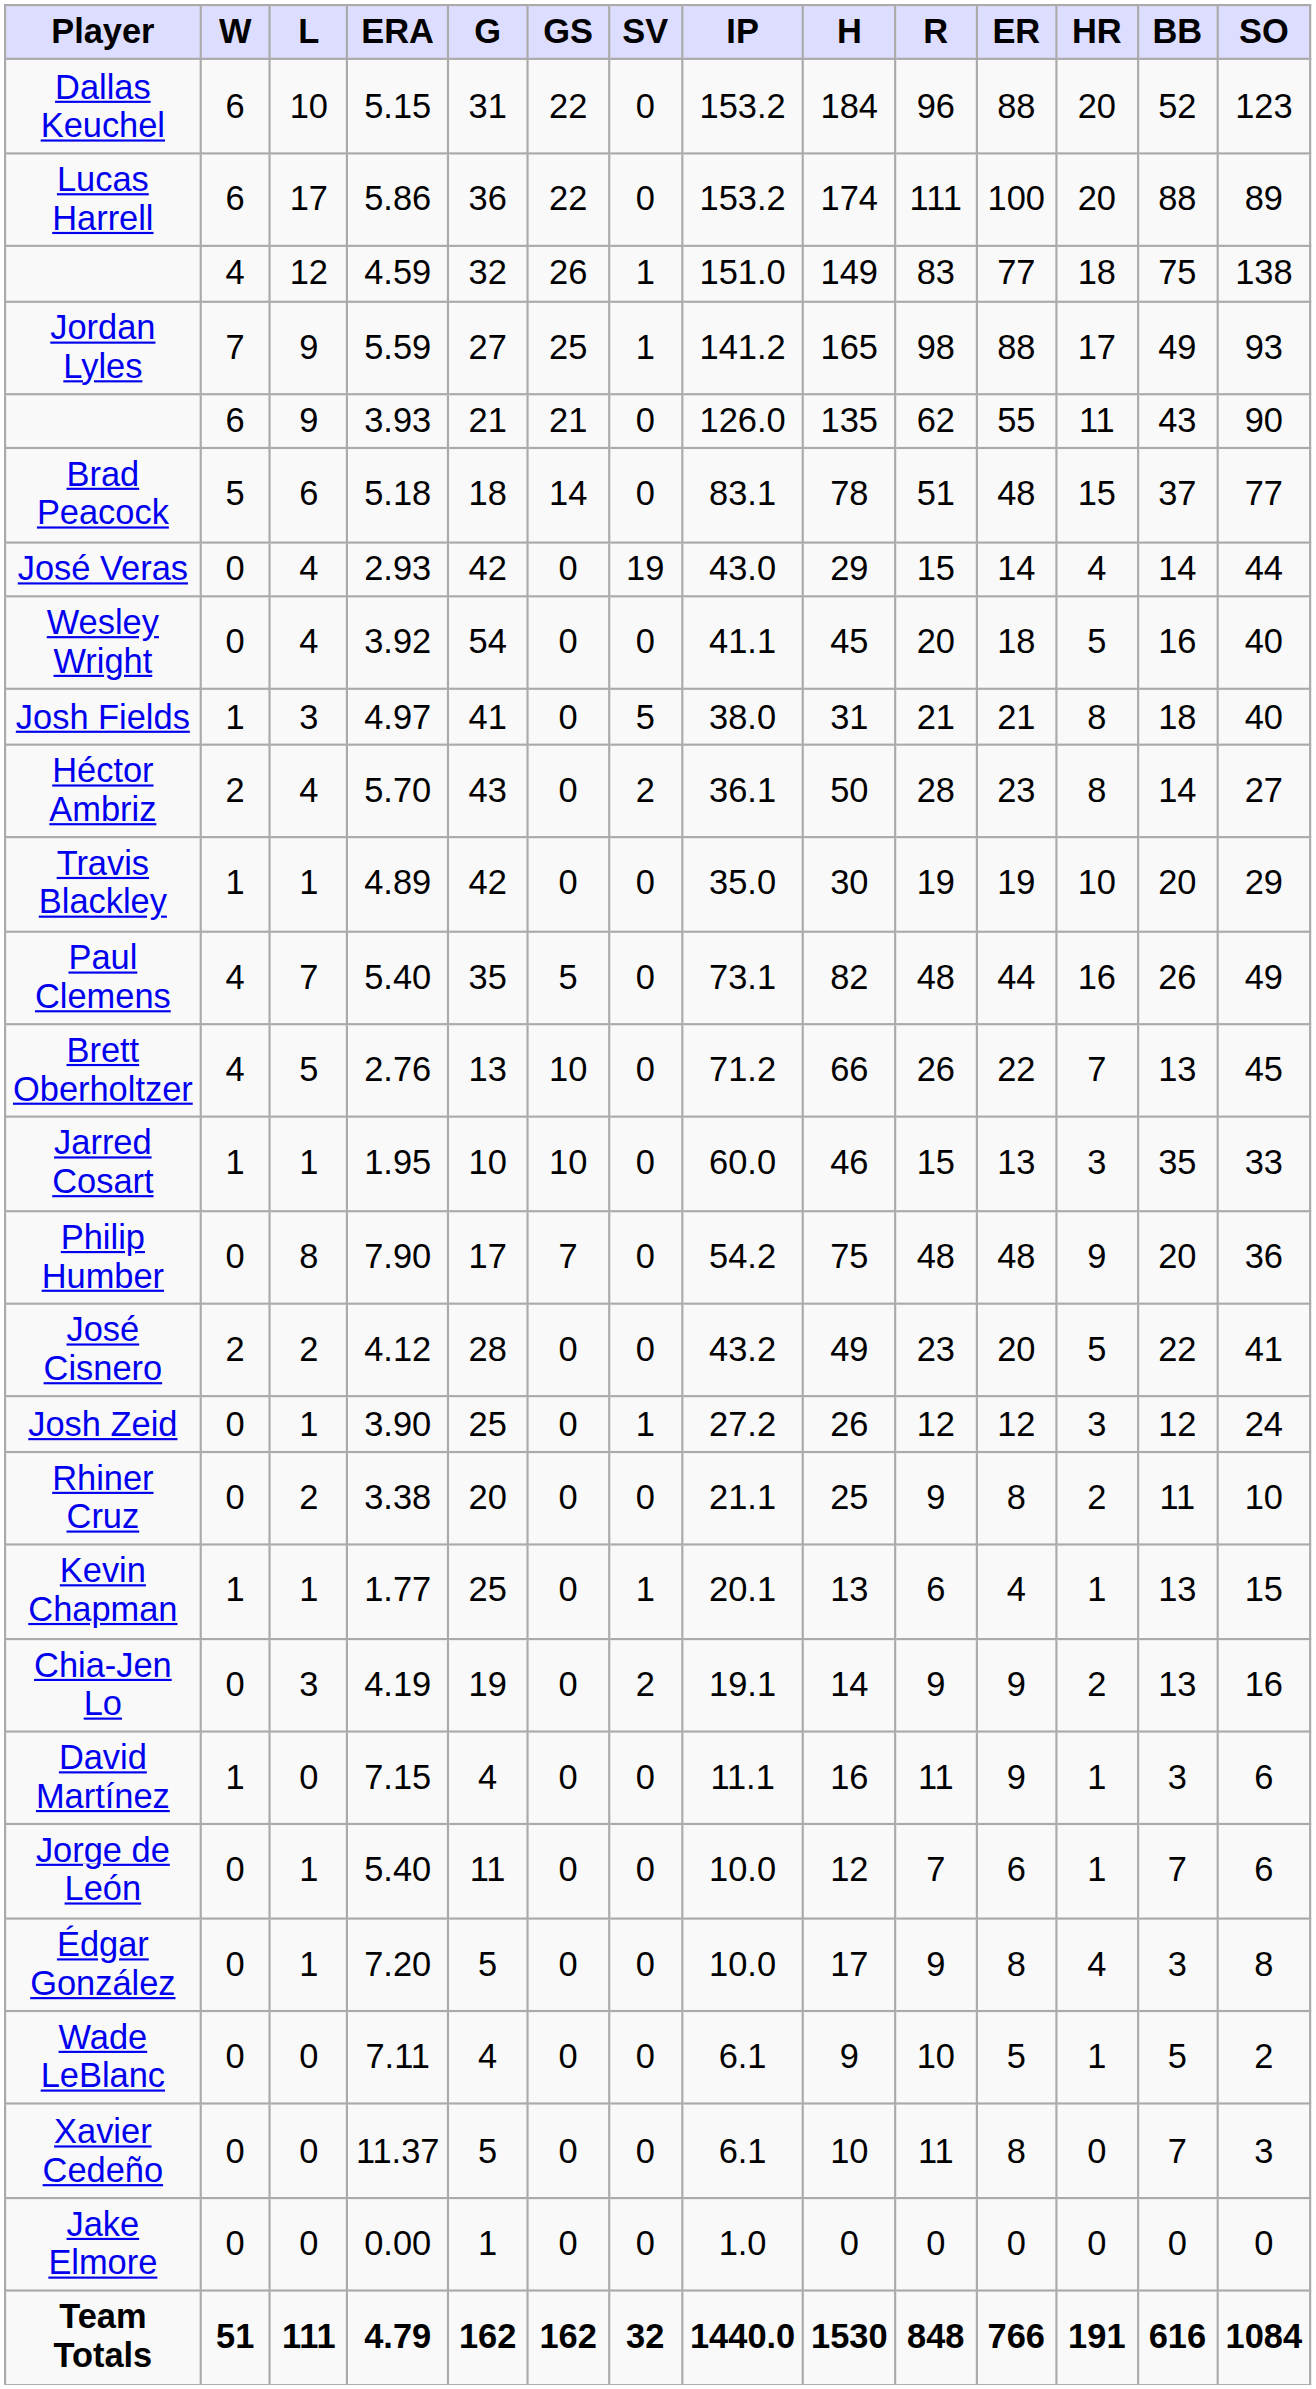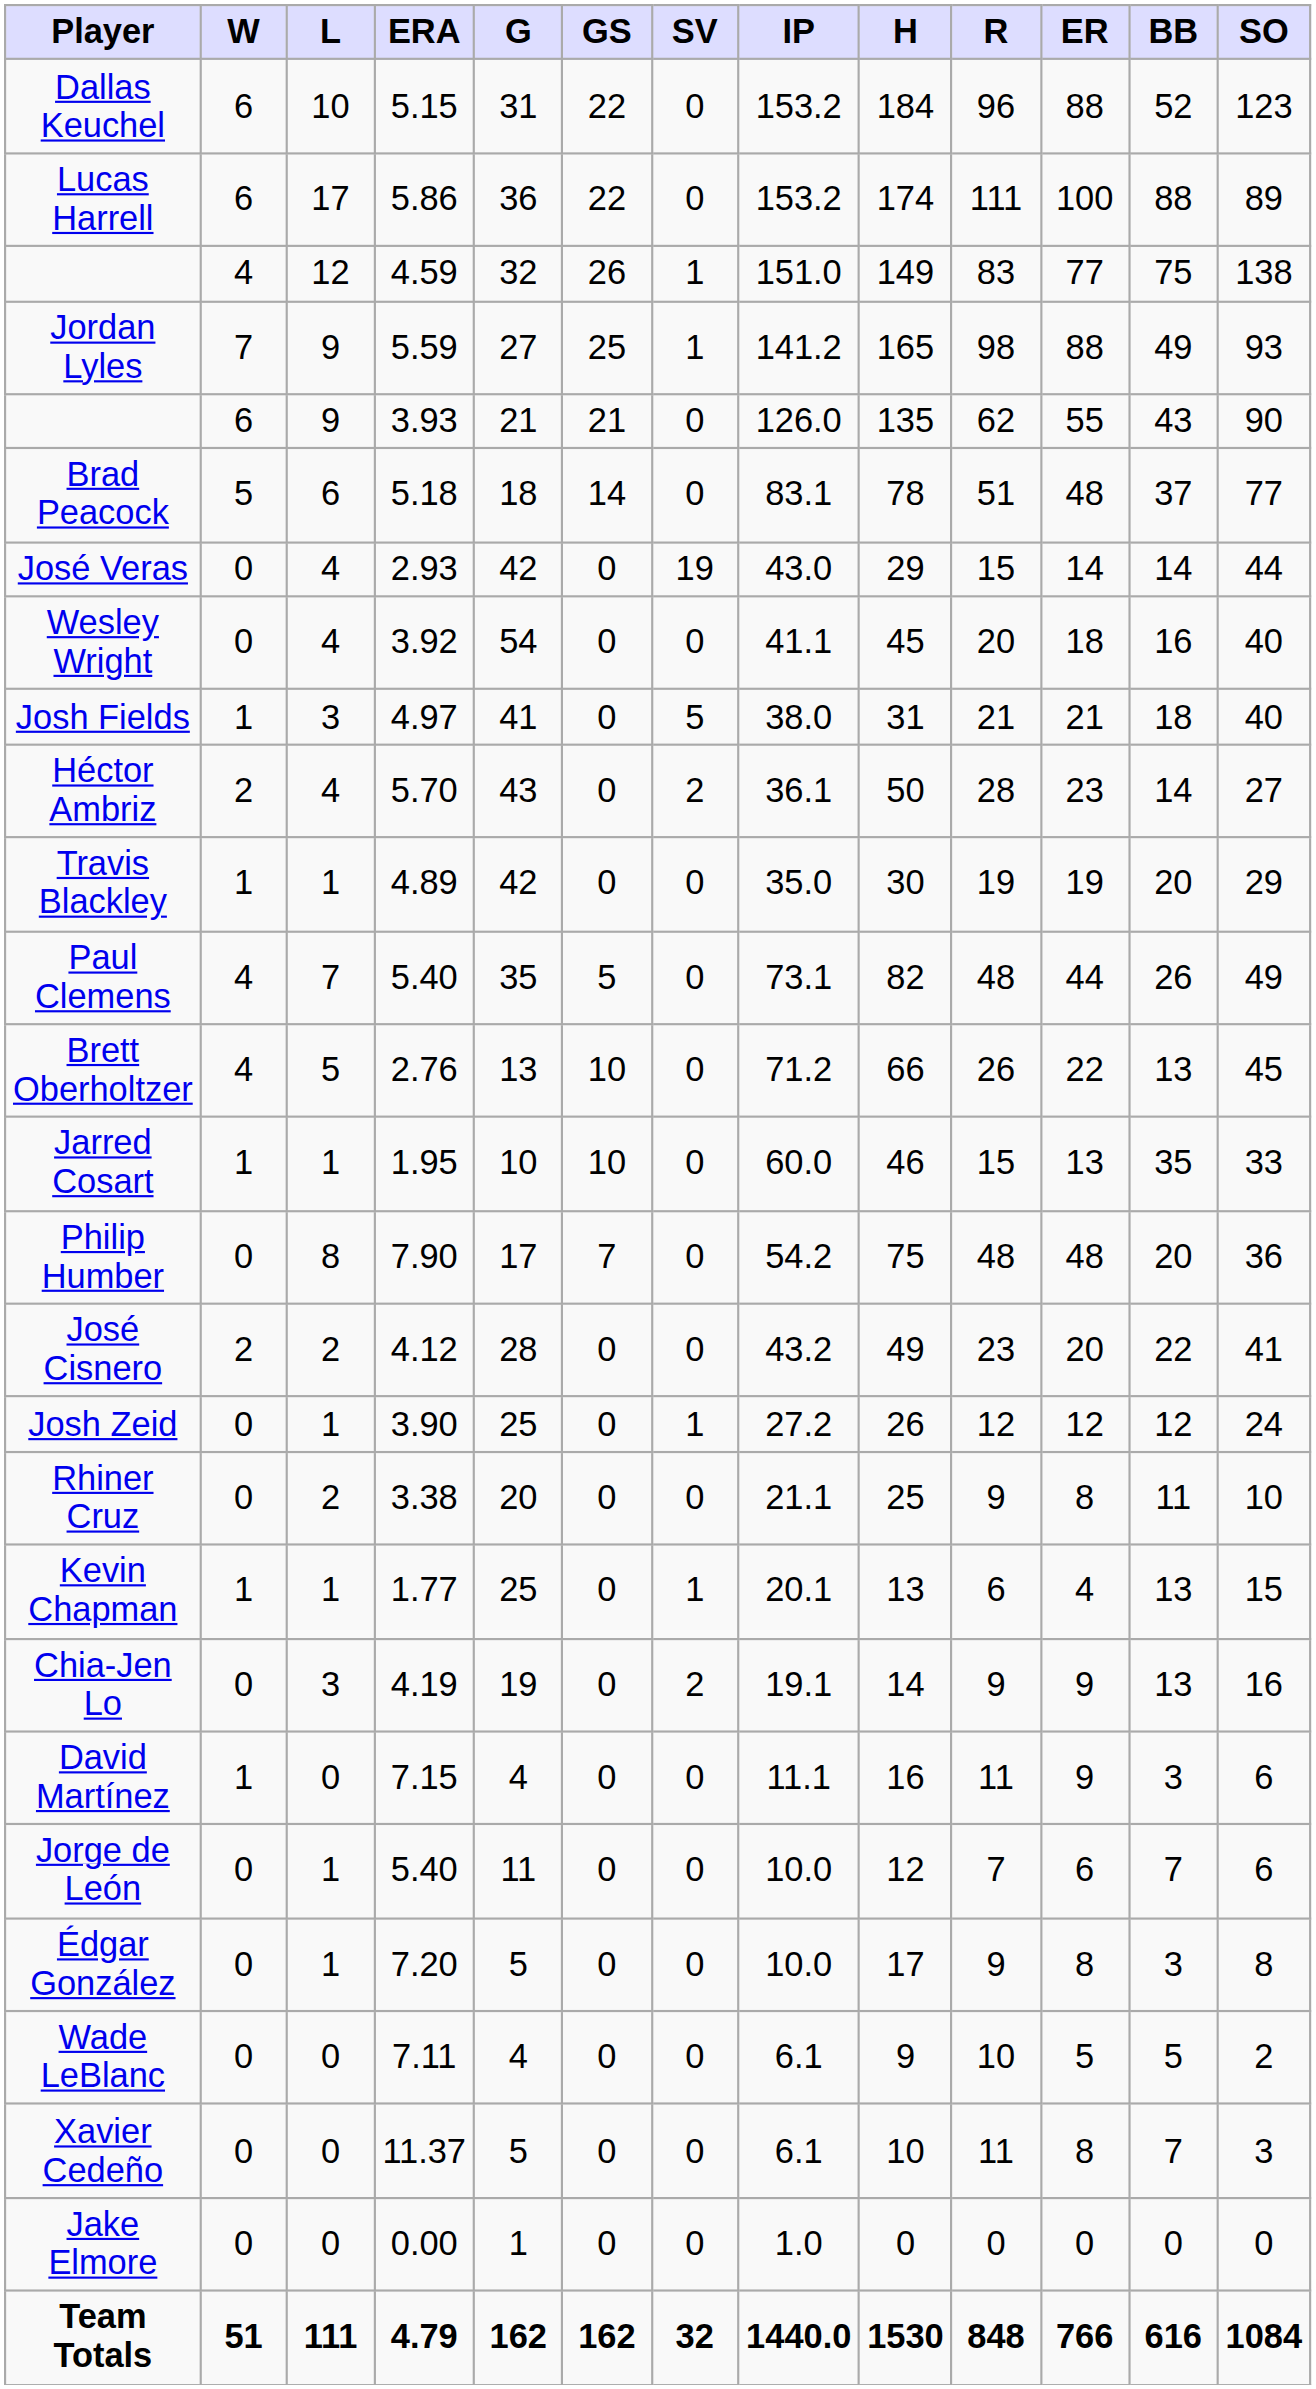- column: (1097, 31)
